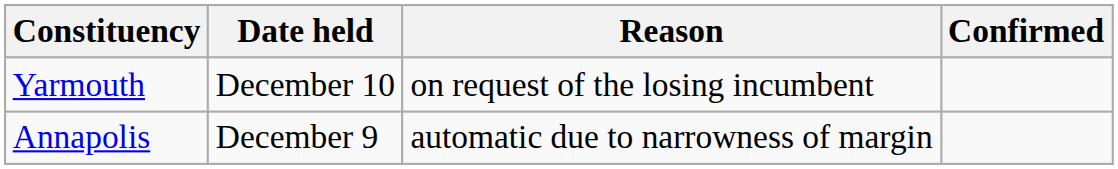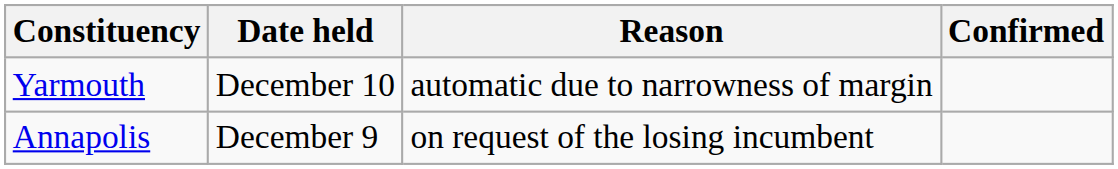(642, 84) on request of the losing incumbent -> (672, 84) automatic due to narrowness of margin
(672, 137) automatic due to narrowness of margin -> (642, 137) on request of the losing incumbent
